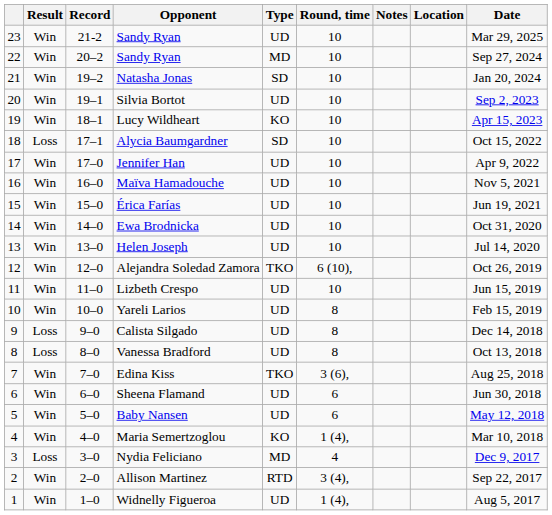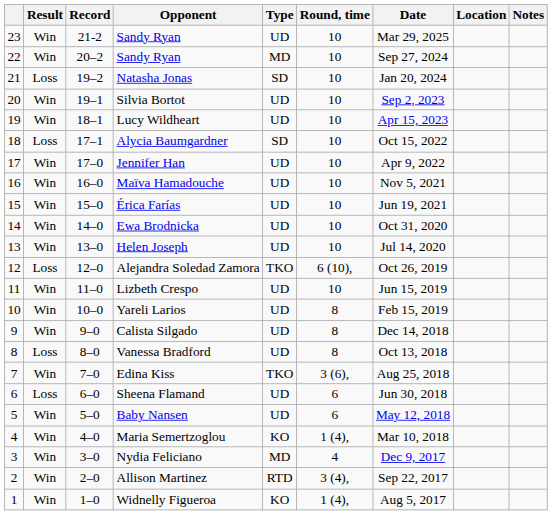columns swapped: (507, 15) <-> (392, 15)
(45, 78) Win -> (45, 78) Loss
(280, 120) KO -> (280, 120) UD
(45, 267) Win -> (45, 267) Loss
(45, 330) Loss -> (45, 330) Win
(45, 394) Win -> (45, 394) Loss
(45, 457) Loss -> (45, 457) Win
(280, 499) UD -> (280, 499) KO
